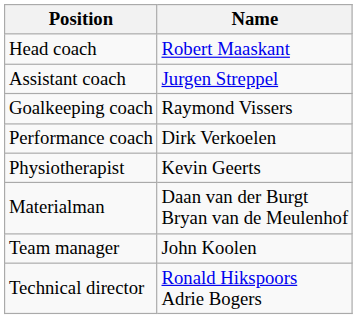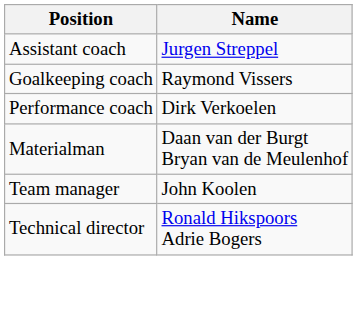- row: (53, 49)
- row: (67, 167)
